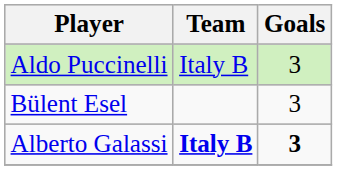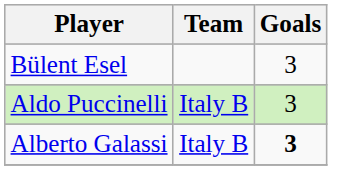rows swapped: (89, 64) <-> (69, 104)
(216, 143) bold -> (214, 143) normal
